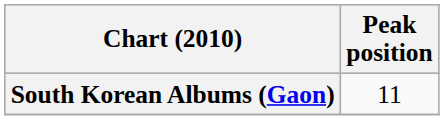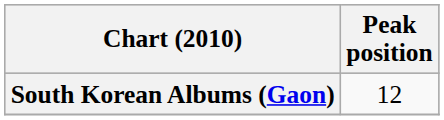(389, 93) 11 -> (389, 93) 12
